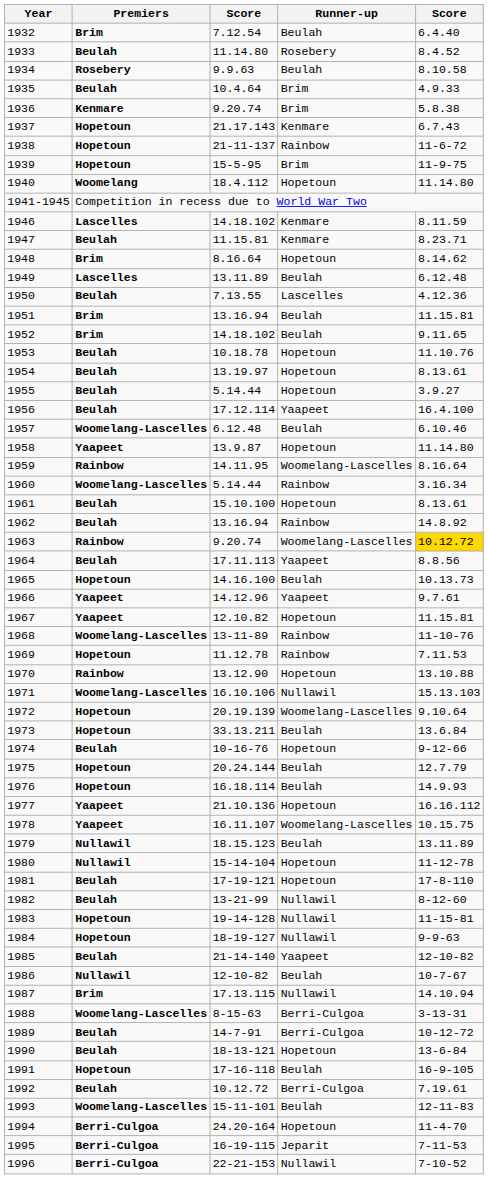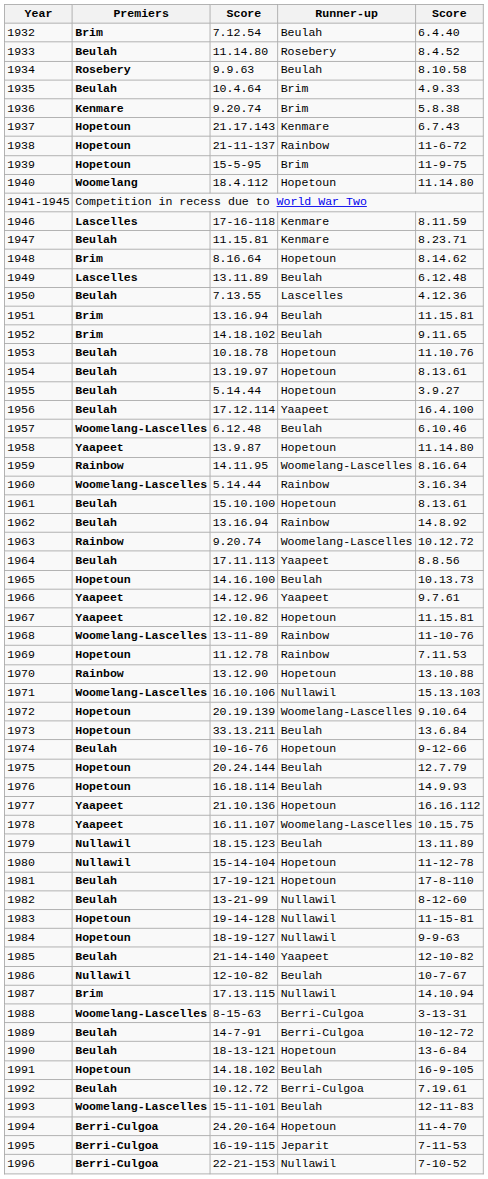(244, 221) 14.18.102 -> (244, 221) 17-16-118
(446, 542) gold background -> (446, 542) no background
(244, 1070) 17-16-118 -> (244, 1070) 14.18.102
